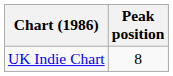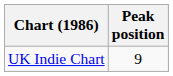(138, 58) 8 -> (138, 58) 9
